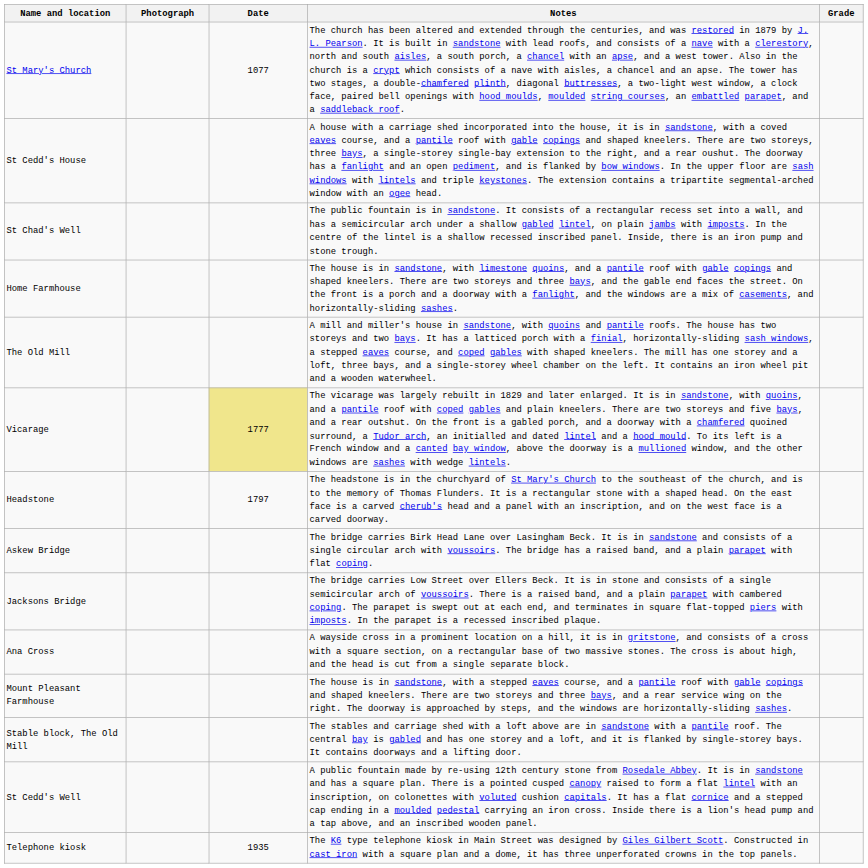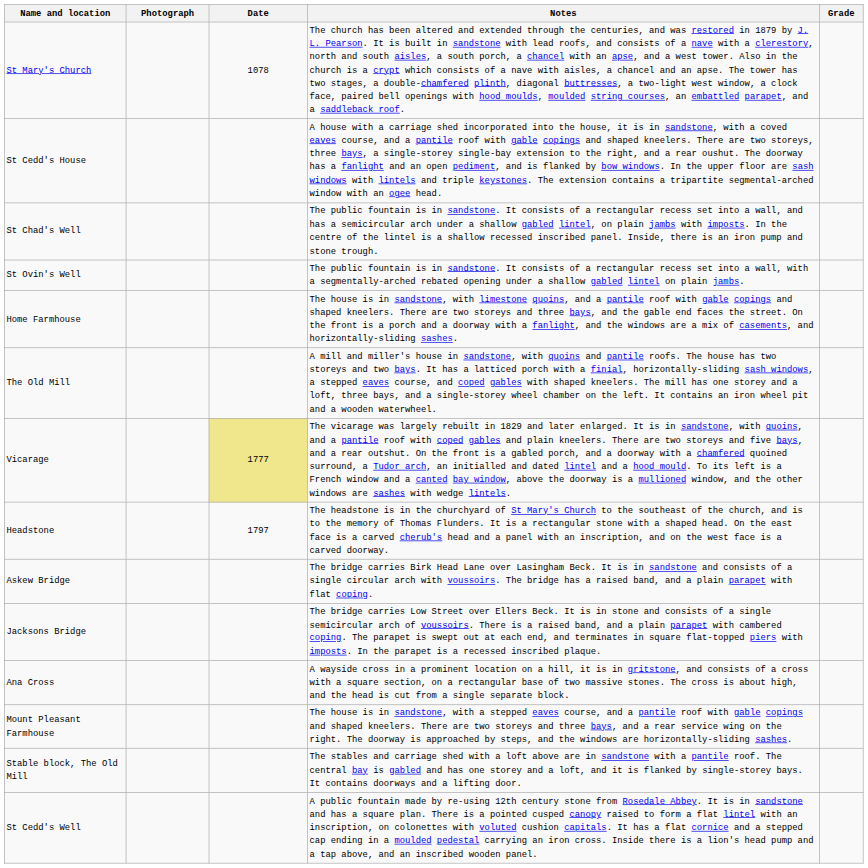(258, 70) 1077 -> (258, 70) 1078
+ row: (44, 275)
- row: (46, 848)
